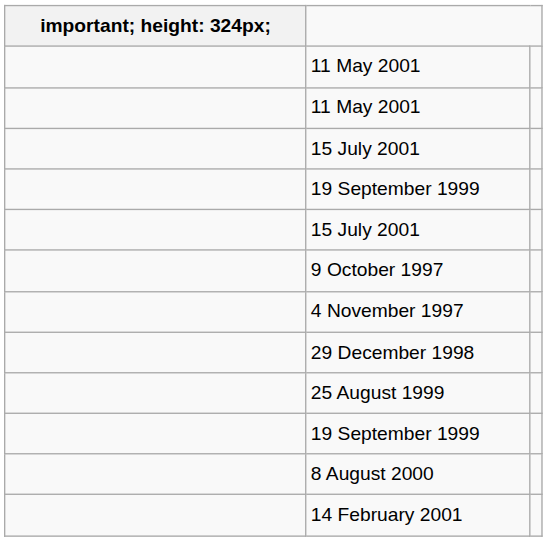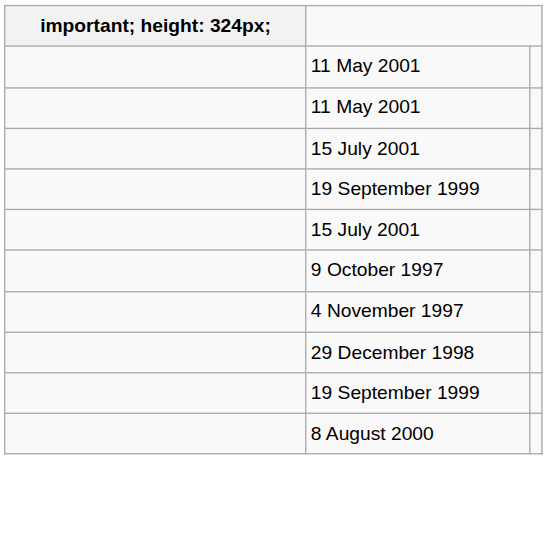- row: (156, 393)
- row: (156, 515)
